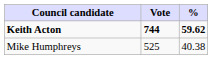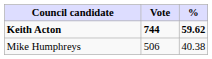(152, 46) 525 -> (152, 46) 506
